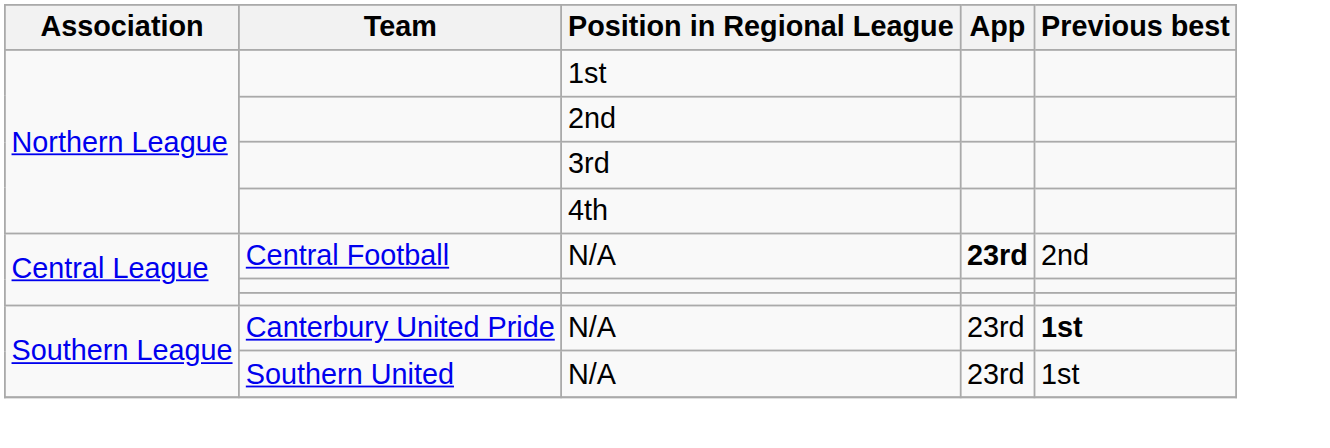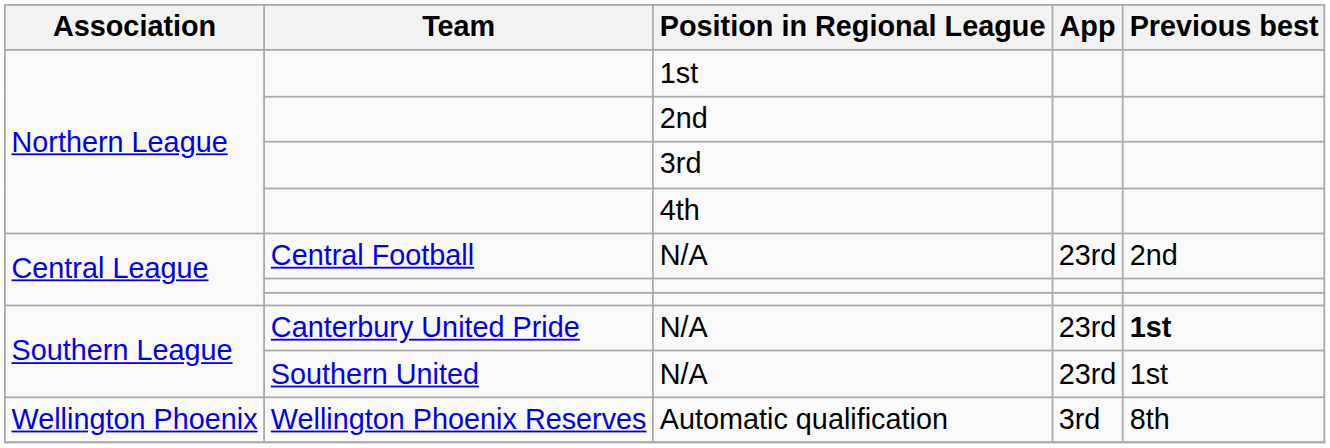(997, 255) bold -> (1088, 255) normal
+ row: (459, 419)
